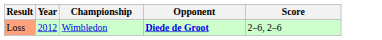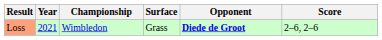+ column: (161, 12)
(47, 27) 2012 -> (47, 27) 2021
